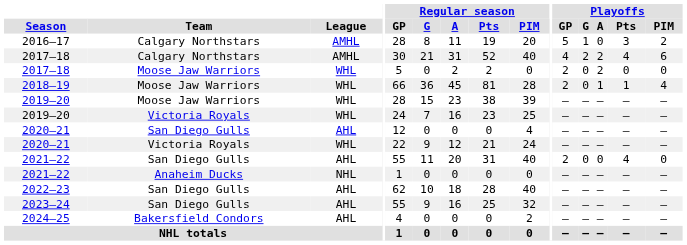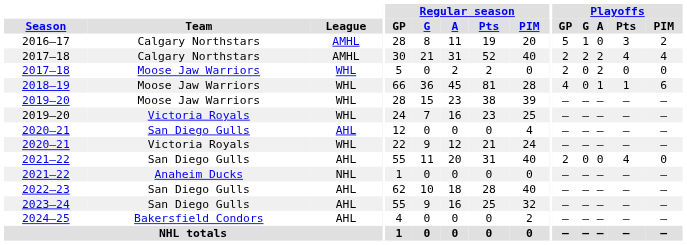(565, 56) 4 -> (565, 56) 2
(664, 56) 6 -> (664, 56) 4
(565, 85) 2 -> (565, 85) 4
(664, 85) 4 -> (664, 85) 6
